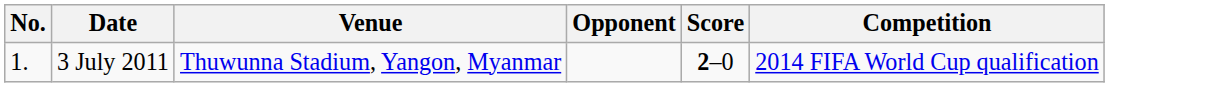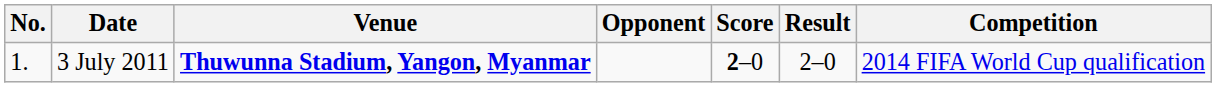+ column: (818, 23)
(371, 61) normal -> (385, 61) bold
